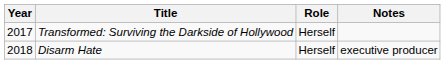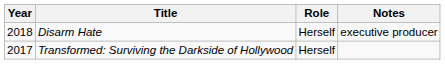rows swapped: (166, 31) <-> (70, 50)
